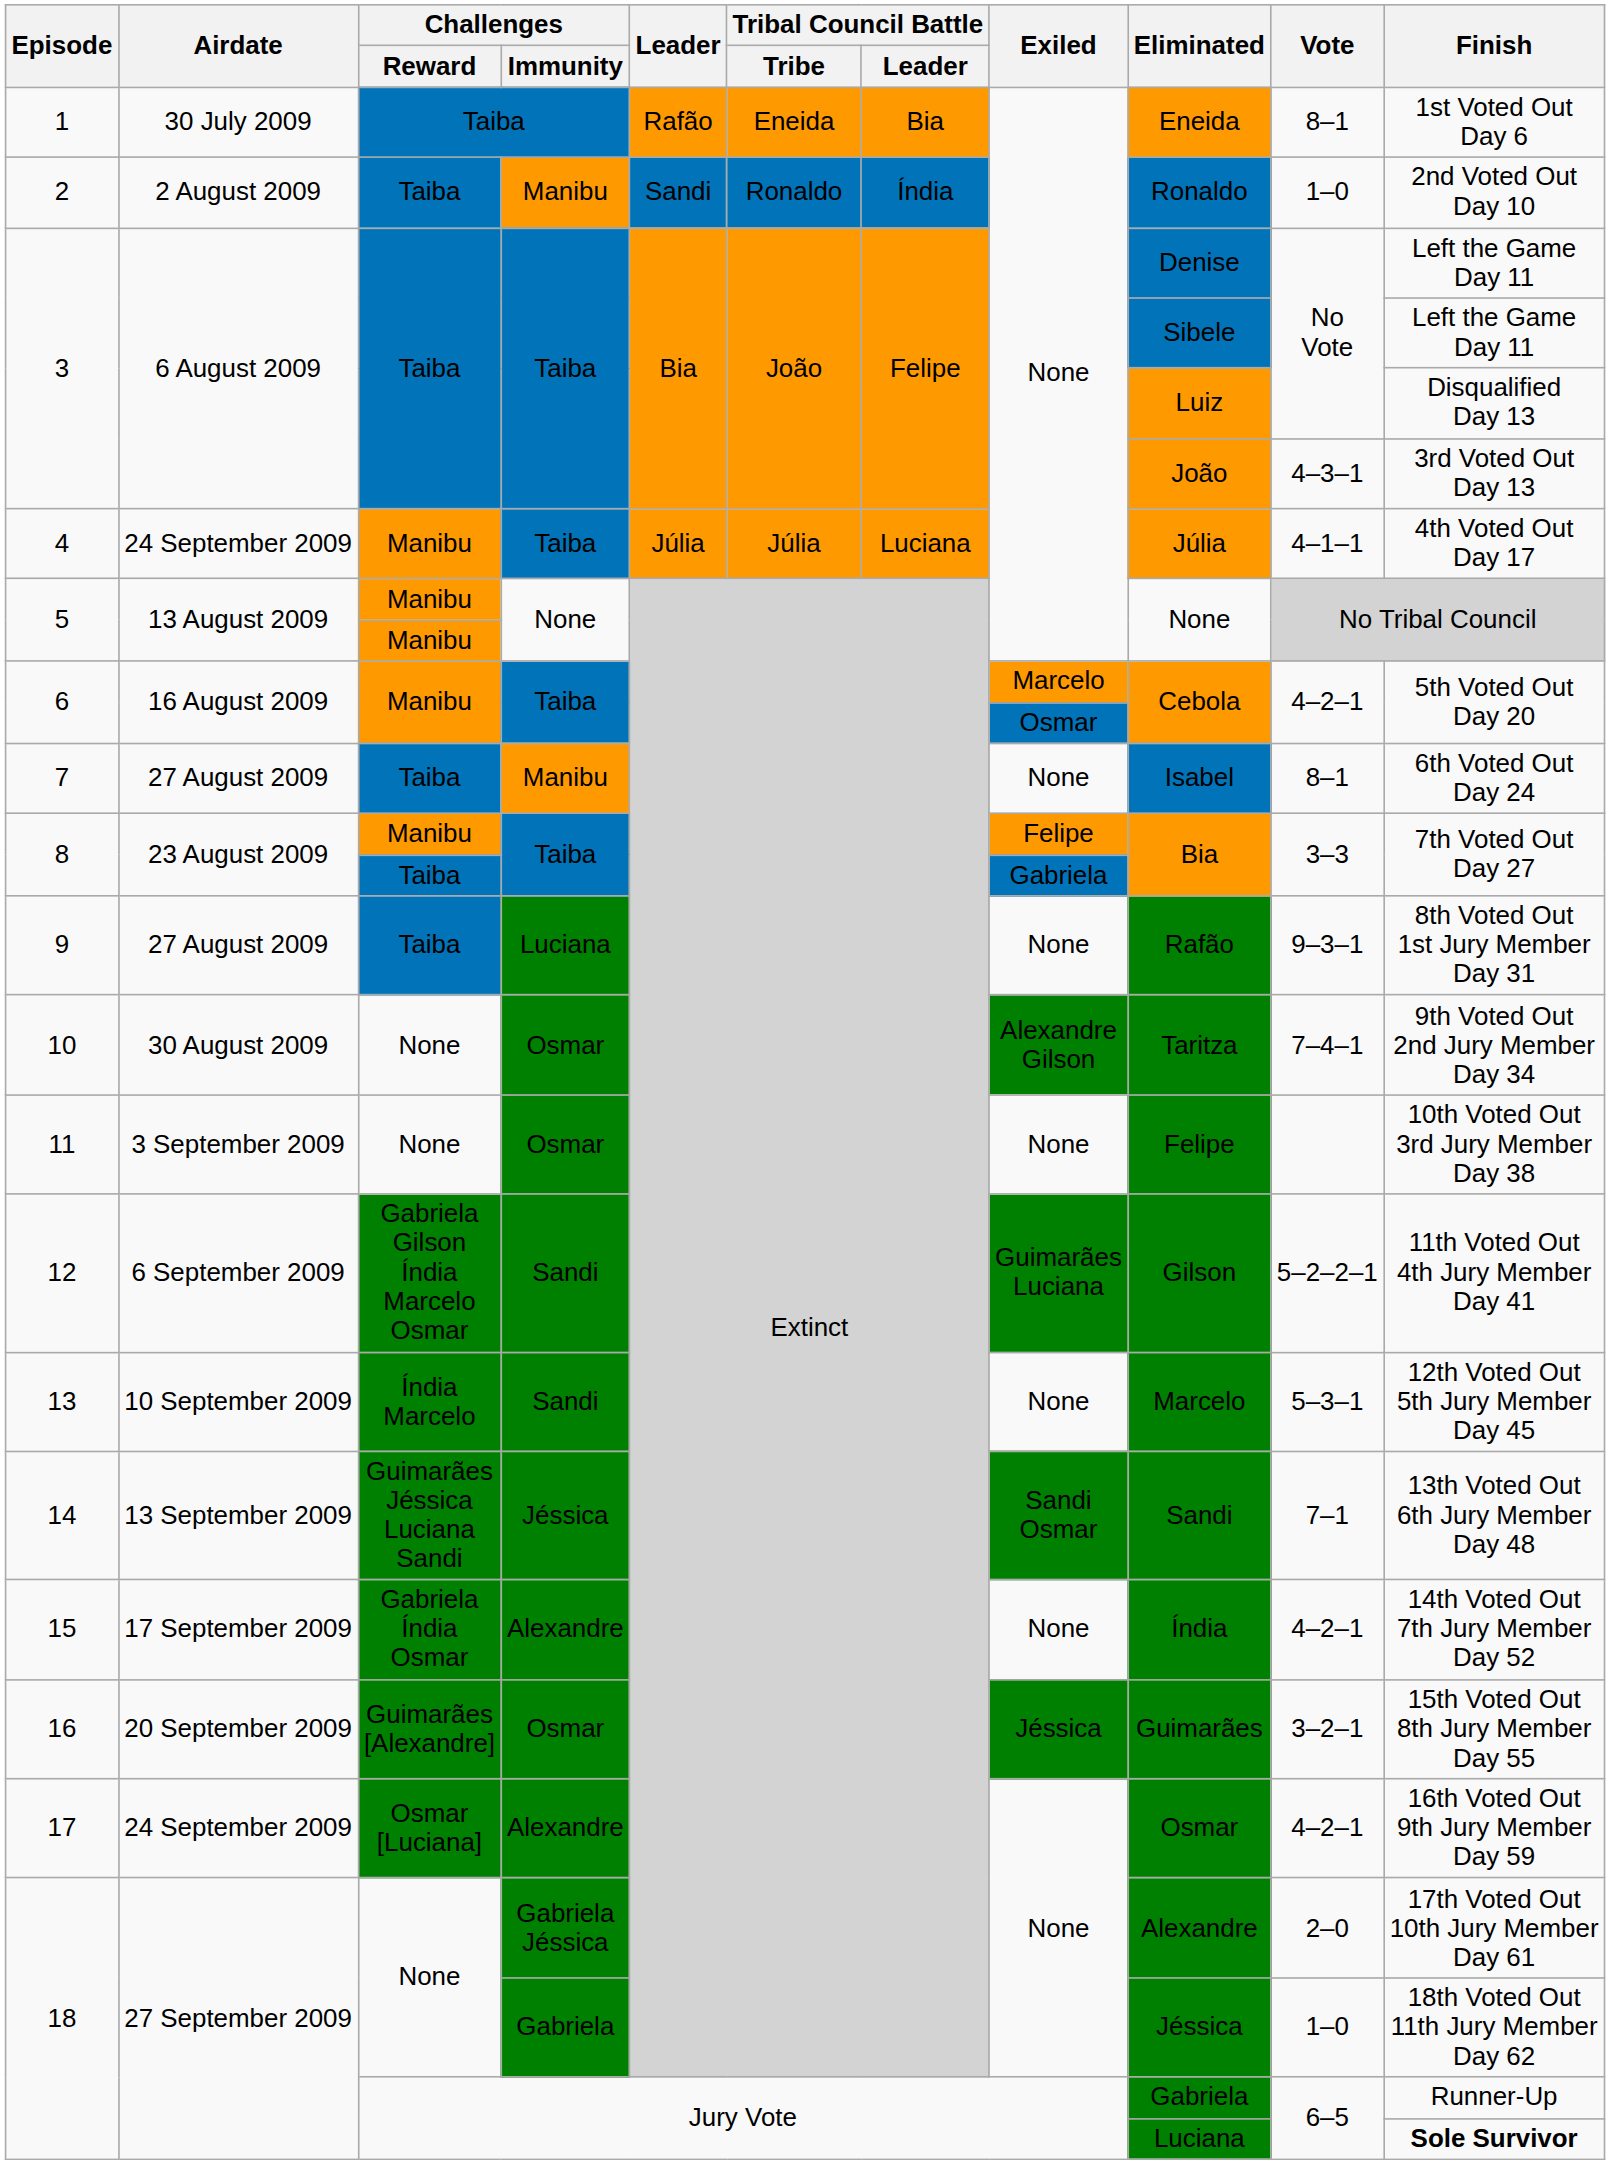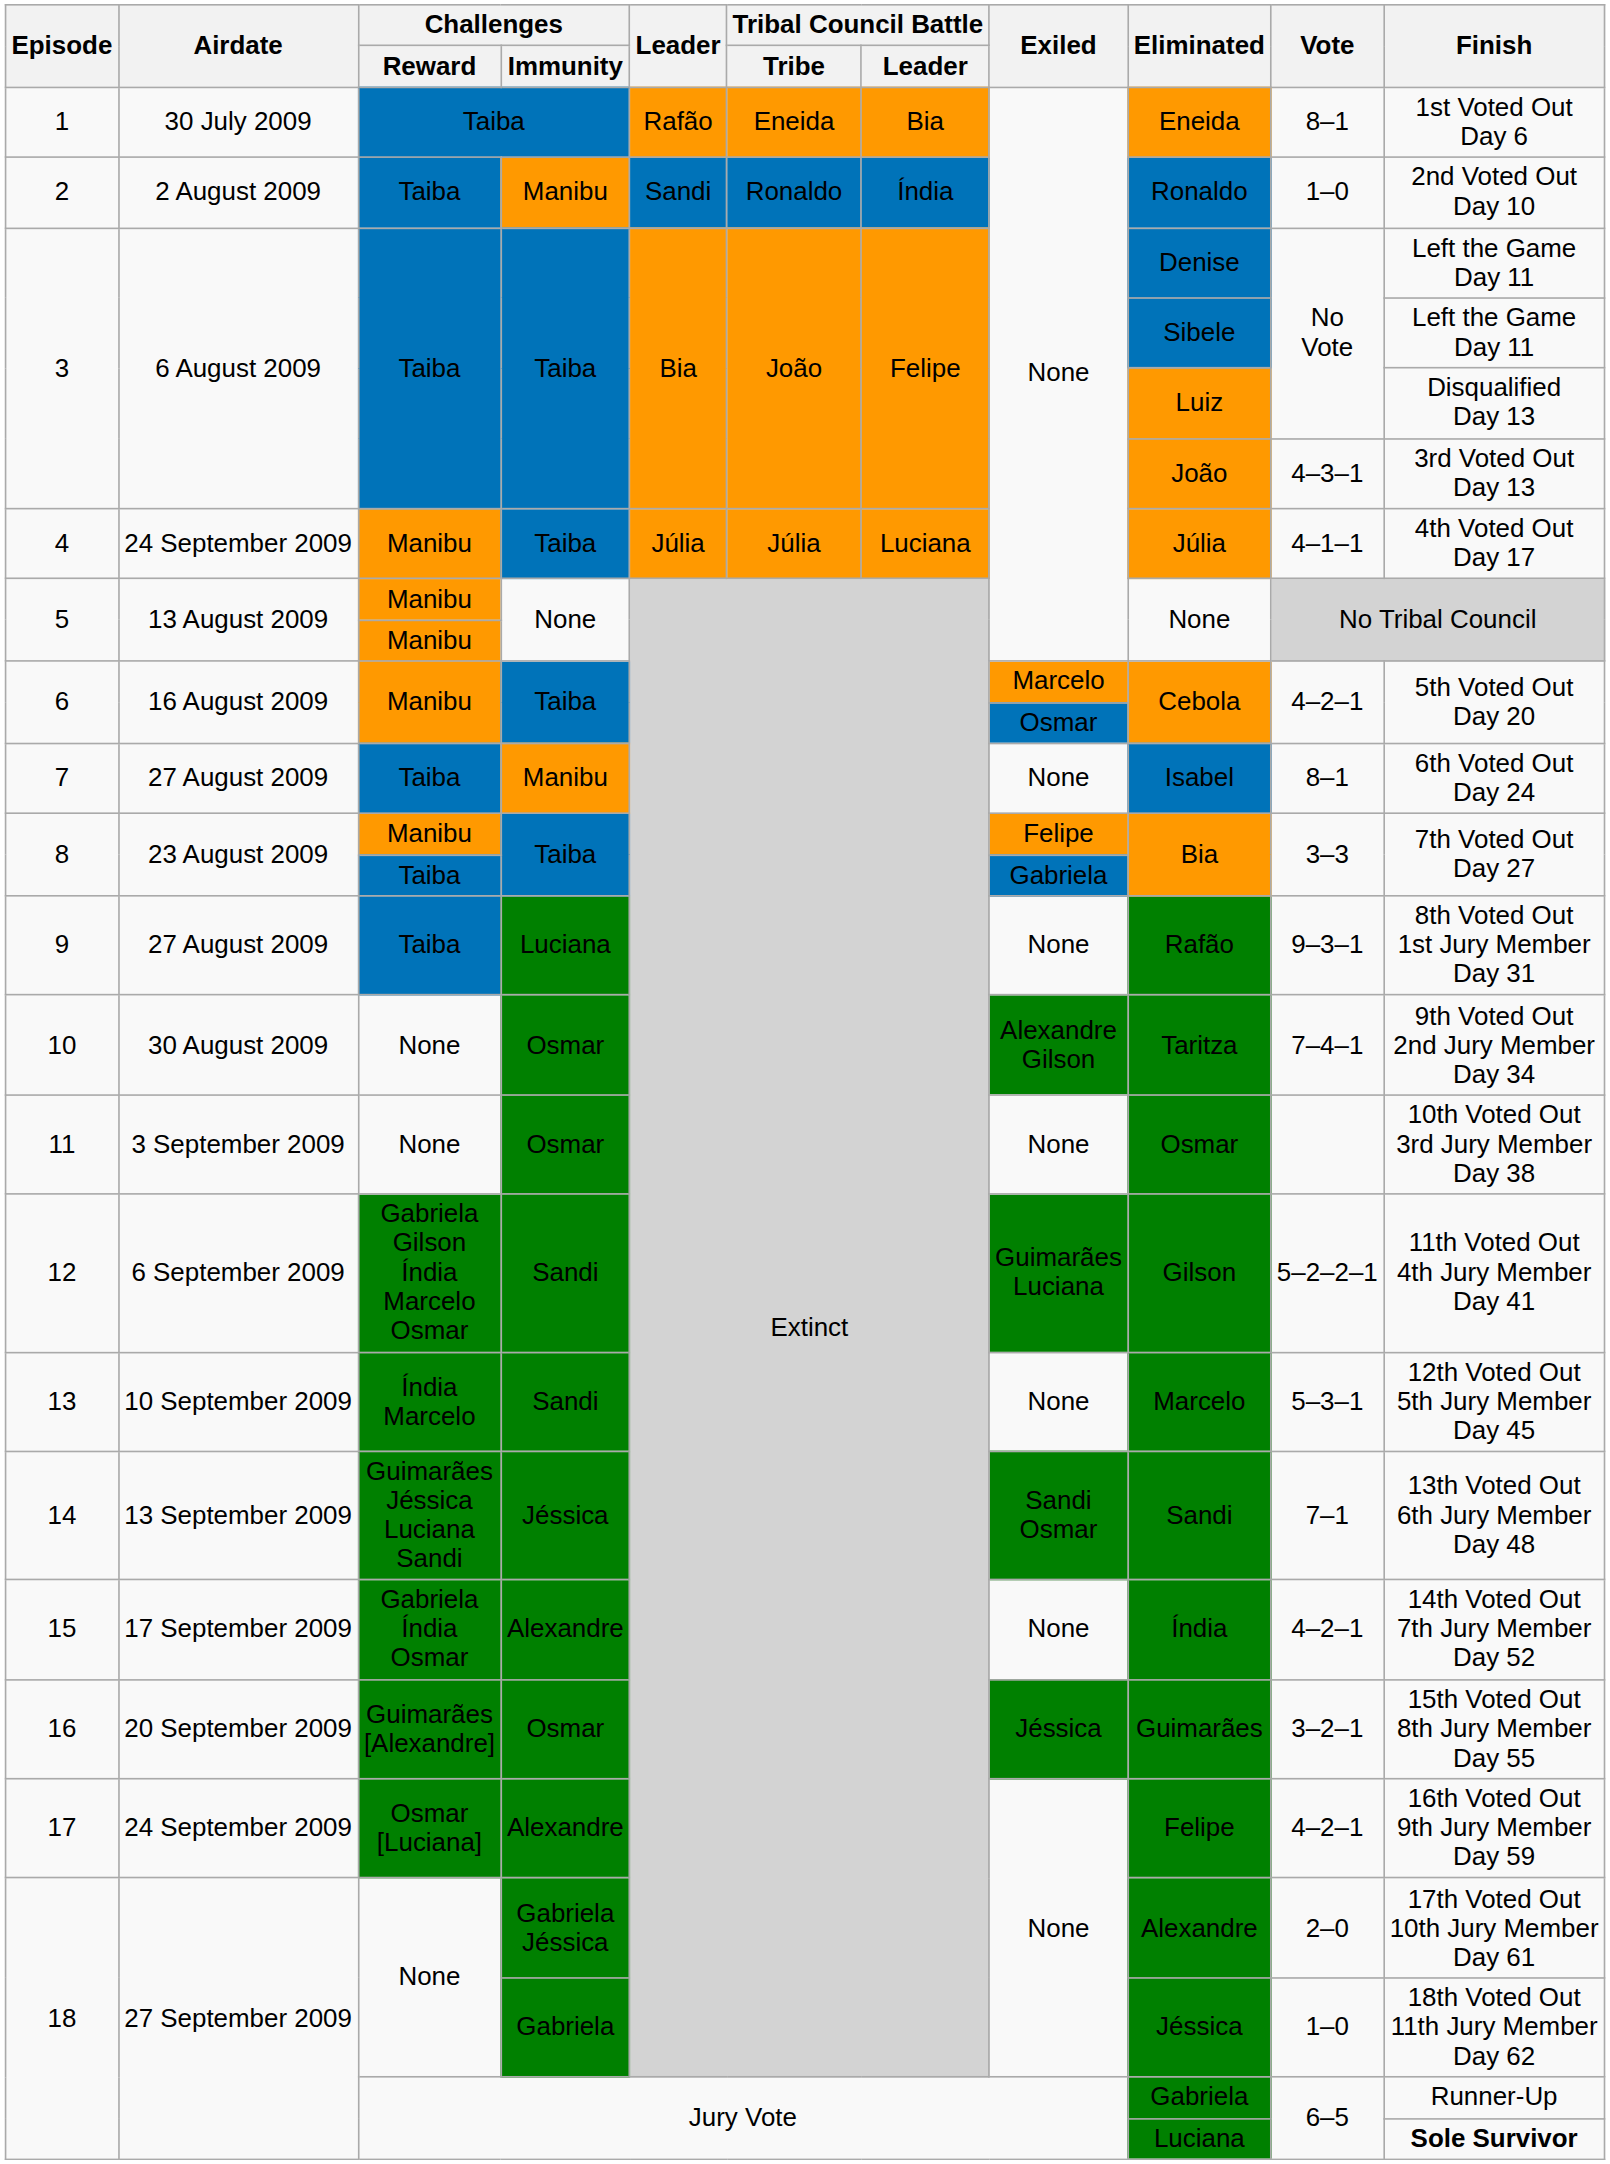(1199, 1144) Felipe -> (1199, 1144) Osmar
(1199, 1828) Osmar -> (1199, 1828) Felipe
